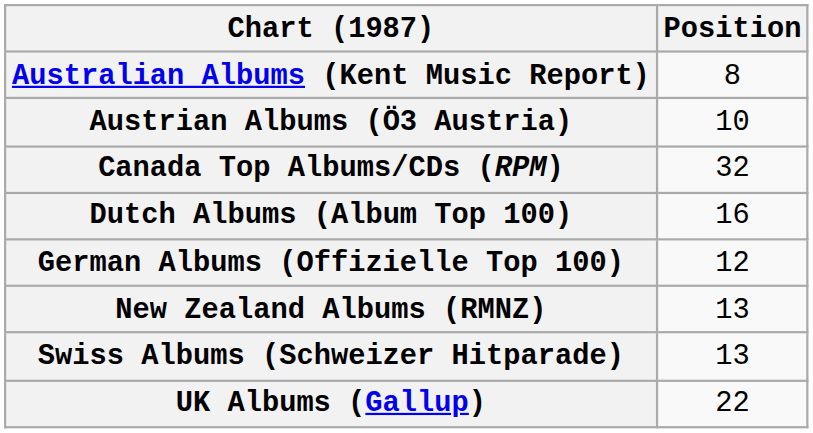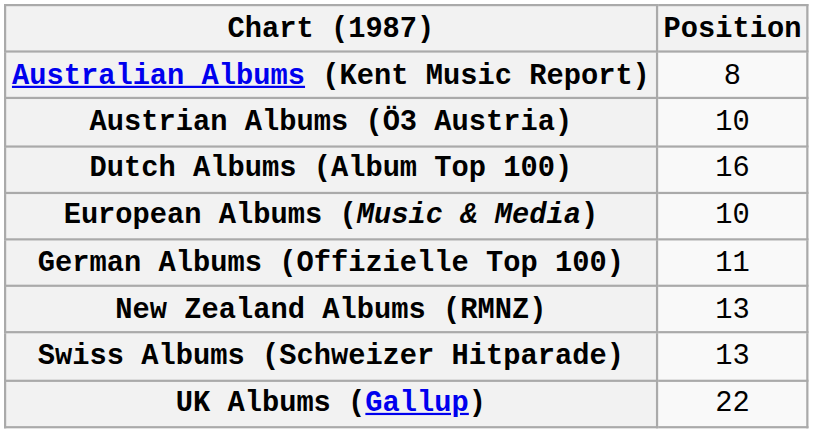- row: (331, 169)
+ row: (331, 216)
(733, 263) 12 -> (733, 263) 11
